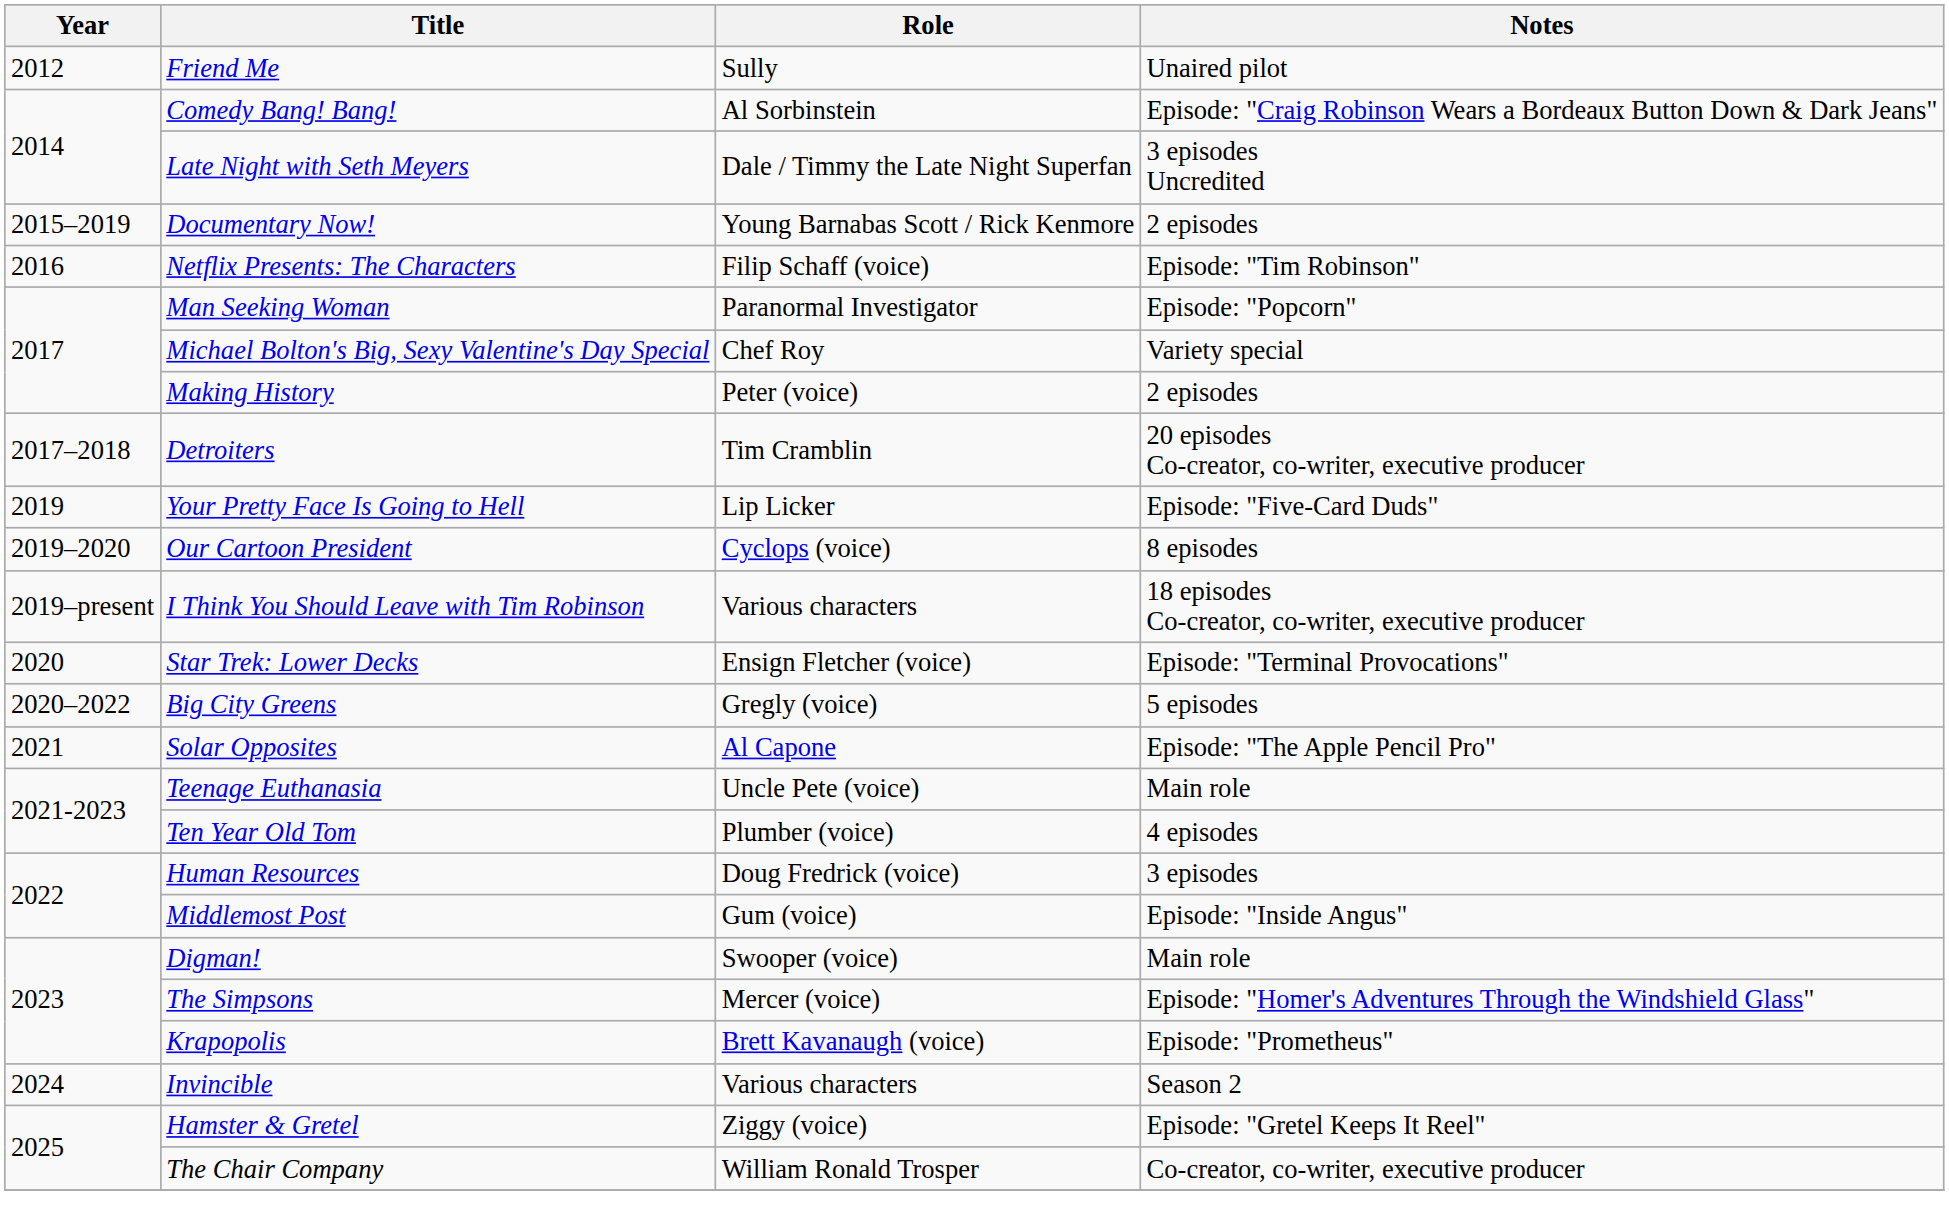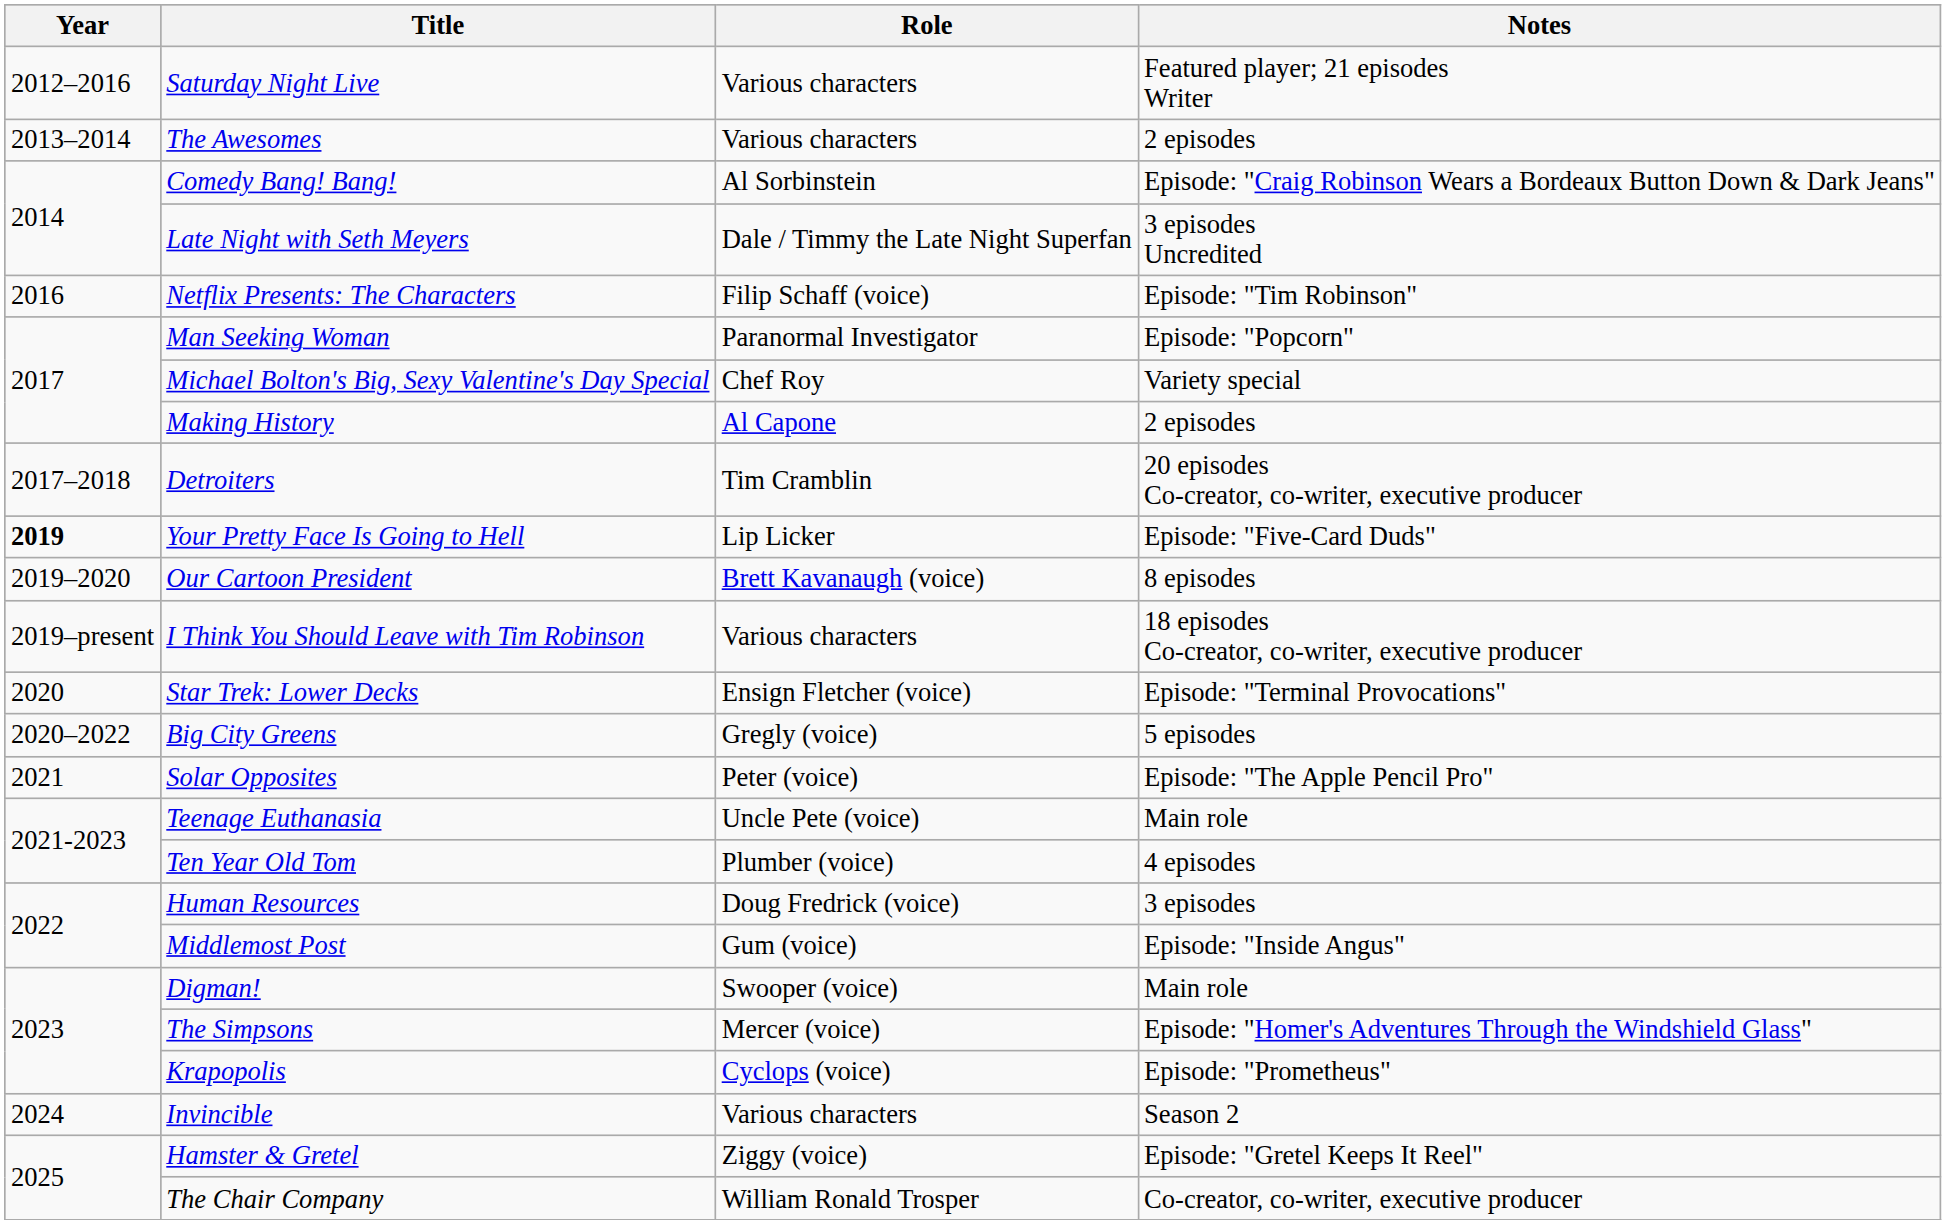- row: (223, 67)
+ row: (273, 82)
+ row: (244, 139)
- row: (271, 223)
(790, 392) Peter (voice) -> (779, 422) Al Capone
(38, 506) normal -> (38, 536) bold
(806, 548) Cyclops (voice) -> (853, 578) Brett Kavanaugh (voice)
(779, 747) Al Capone -> (790, 776) Peter (voice)
(853, 1041) Brett Kavanaugh (voice) -> (806, 1071) Cyclops (voice)
